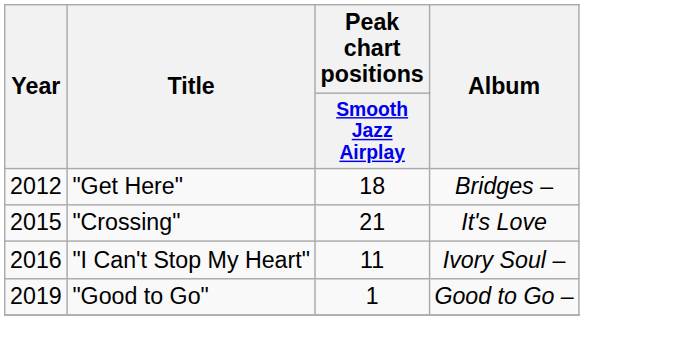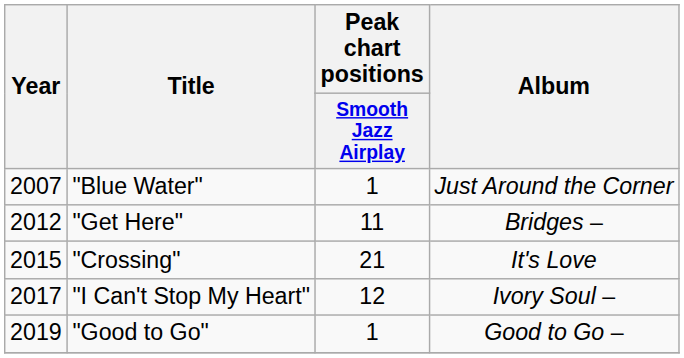+ row: (138, 186)
(372, 186) 18 -> (372, 223) 11
(36, 259) 2016 -> (36, 296) 2017
(372, 259) 11 -> (372, 296) 12
